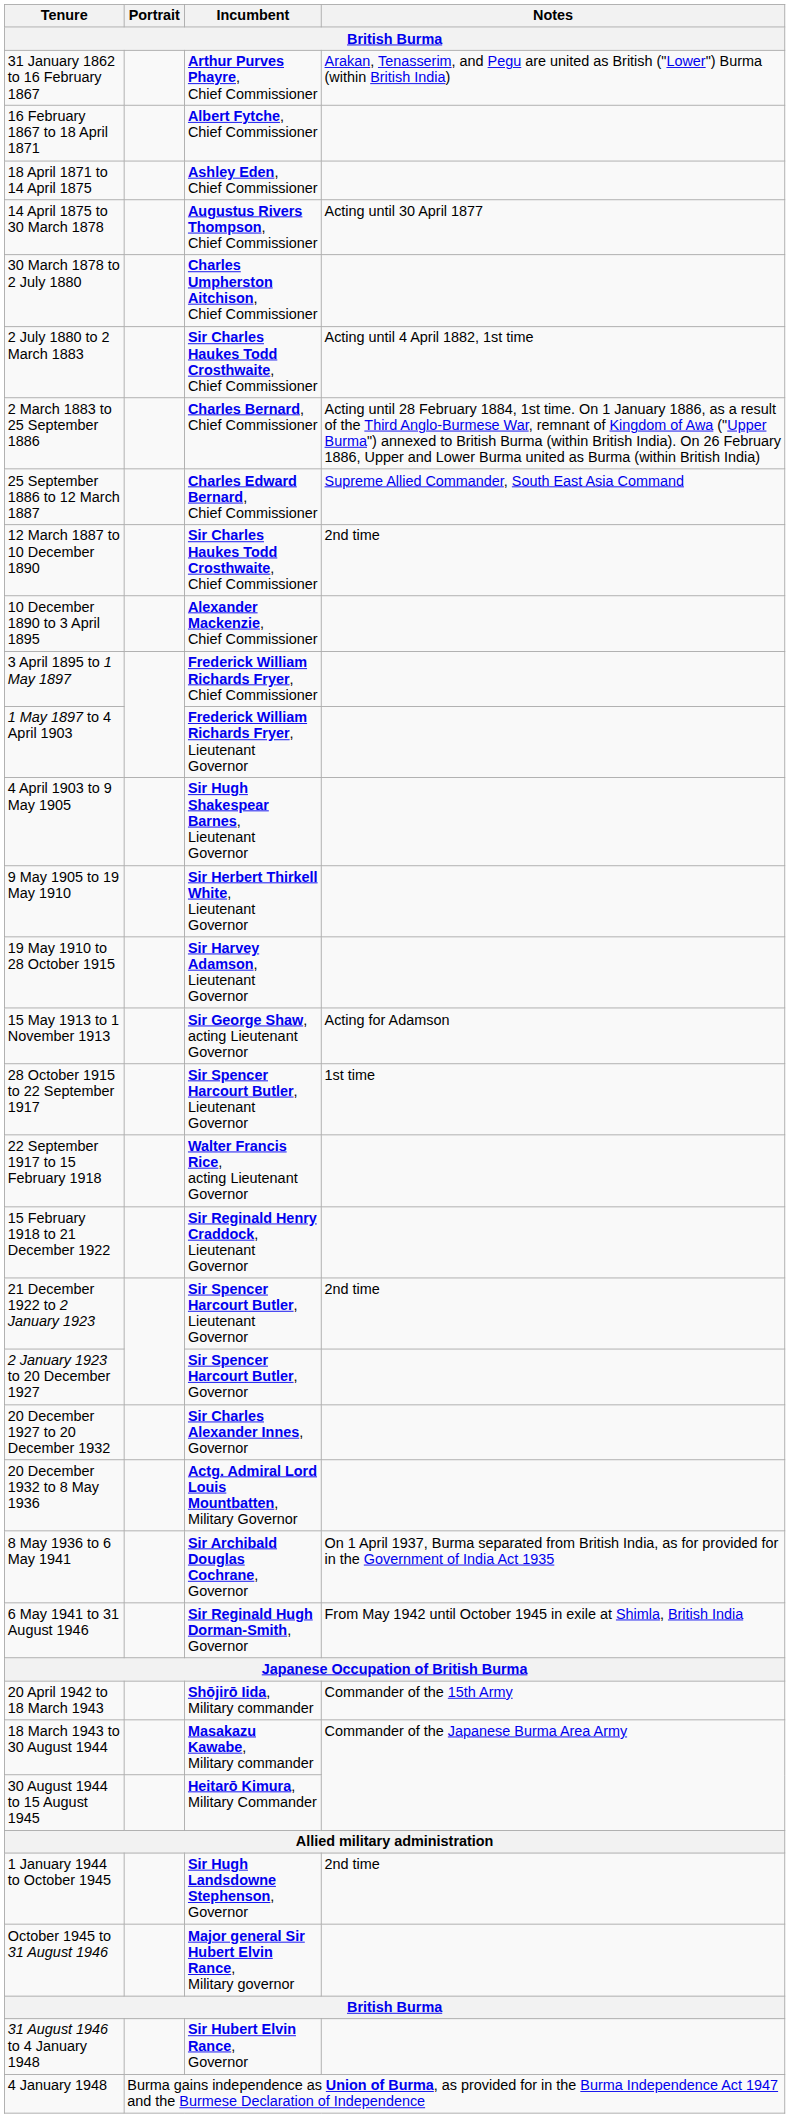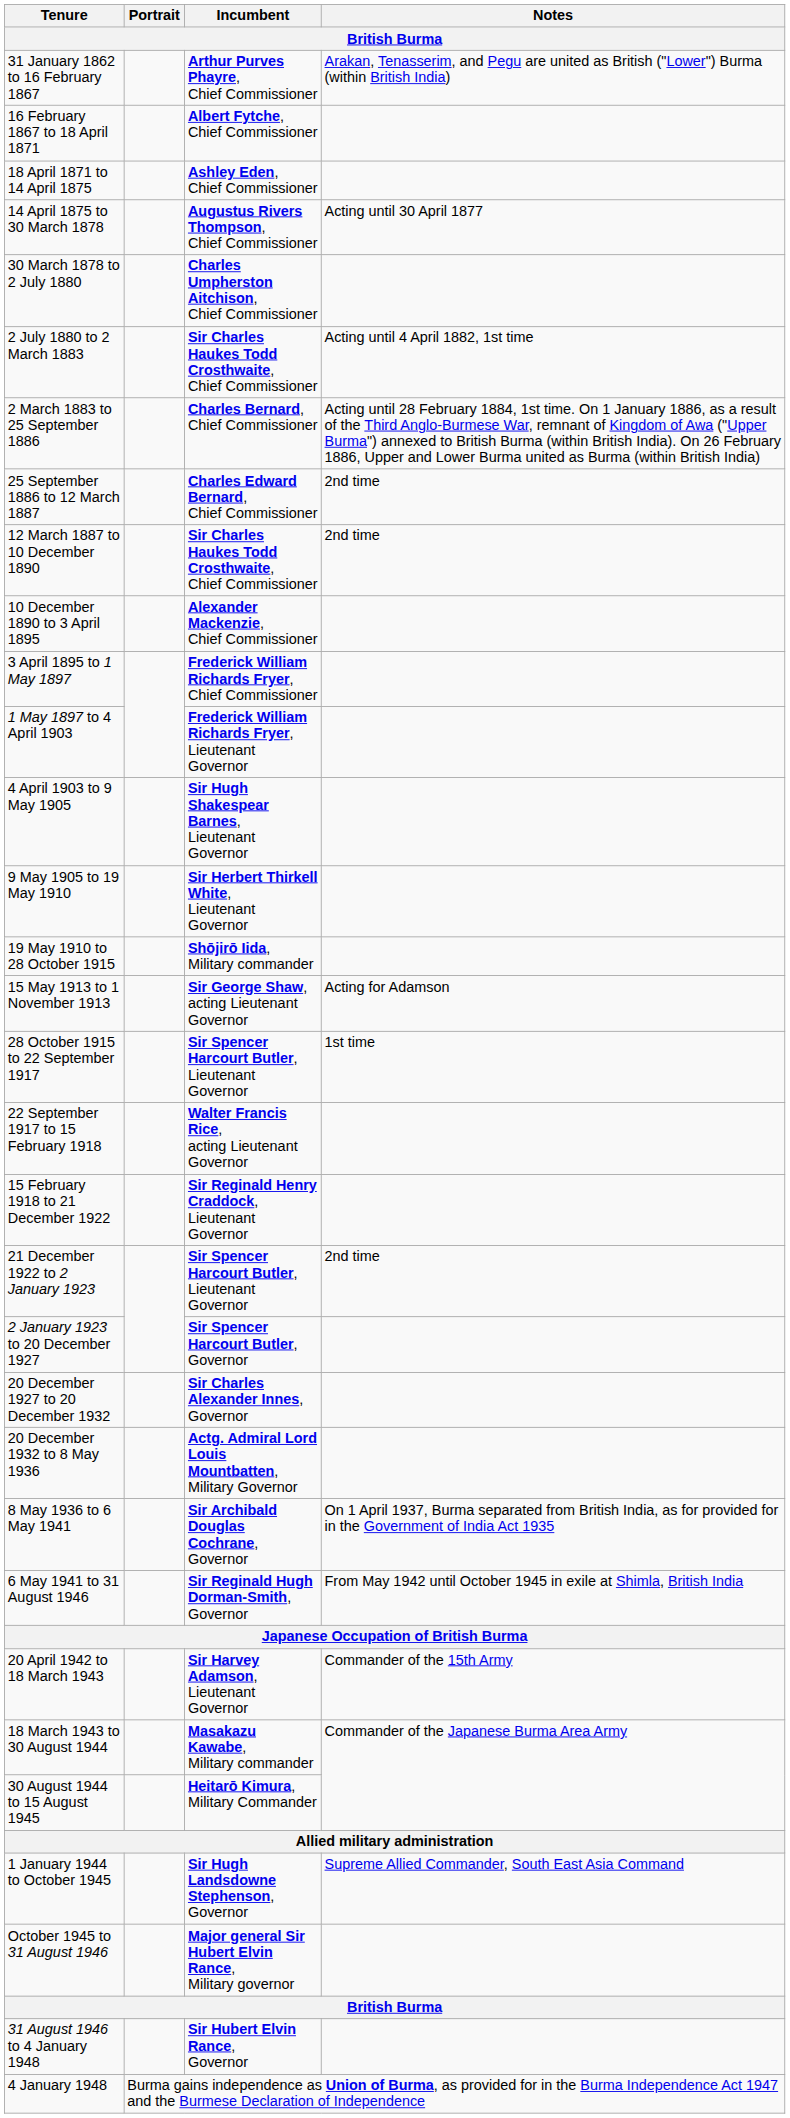(504, 480) Supreme Allied Commander, South East Asia Command -> (352, 480) 2nd time
(224, 972) Sir Harvey Adamson, Lieutenant Governor -> (251, 956) Shōjirō Iida, Military commander
(251, 1700) Shōjirō Iida, Military commander -> (224, 1684) Sir Harvey Adamson, Lieutenant Governor
(352, 1864) 2nd time -> (504, 1864) Supreme Allied Commander, South East Asia Command
